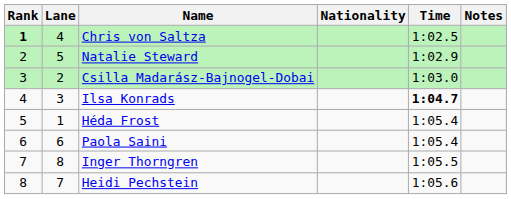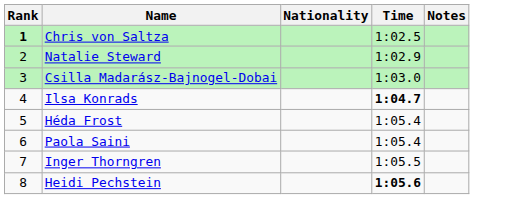- column: (60, 15)
(435, 183) normal -> (398, 183) bold
